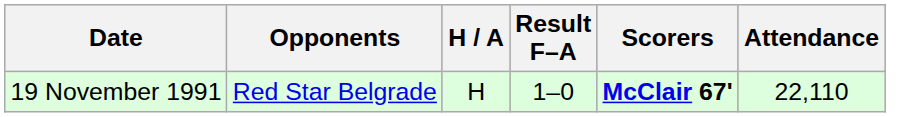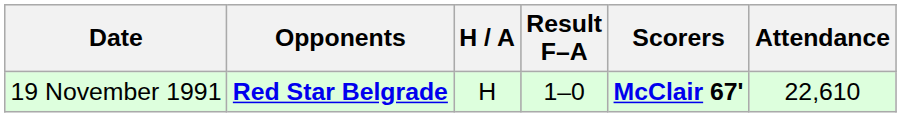(335, 91) normal -> (340, 91) bold
(812, 91) 22,110 -> (822, 91) 22,610
